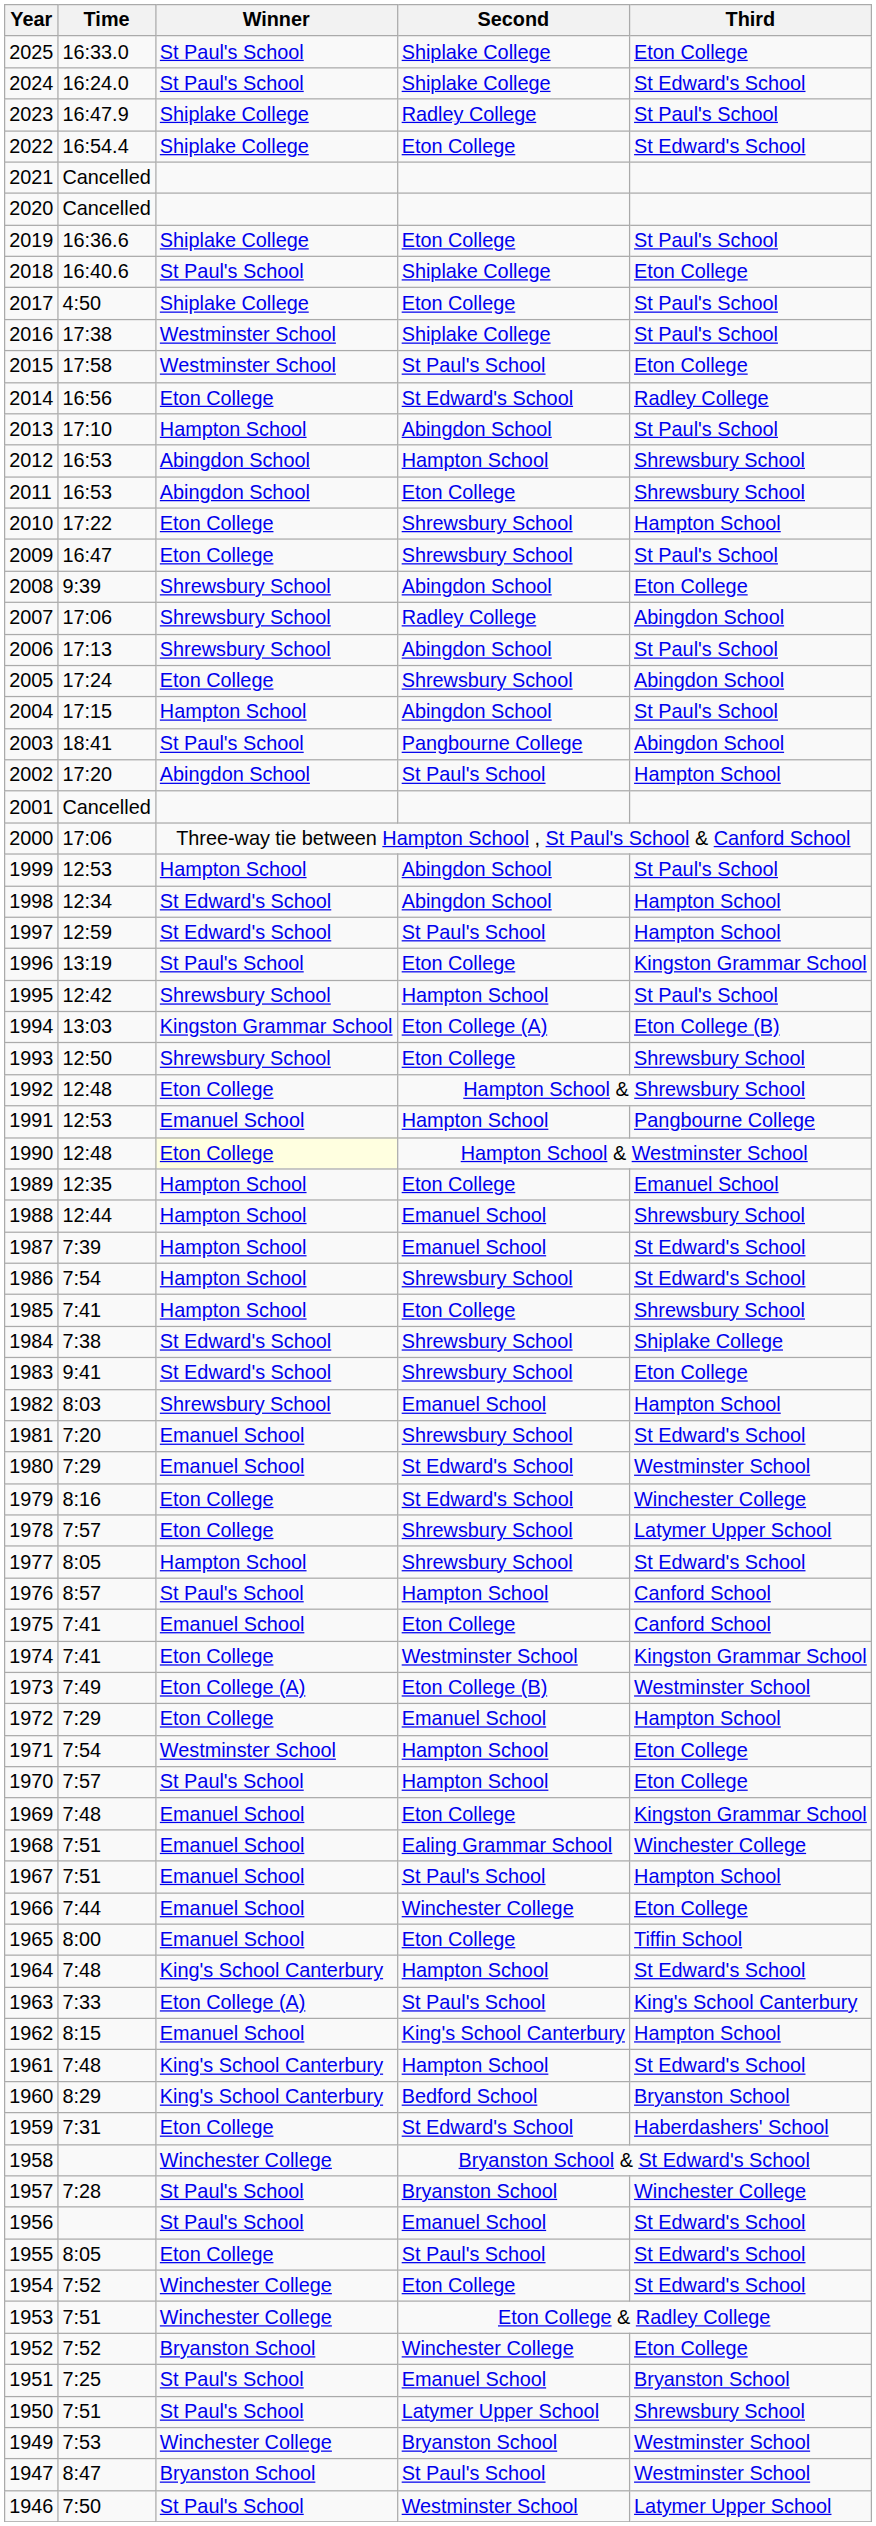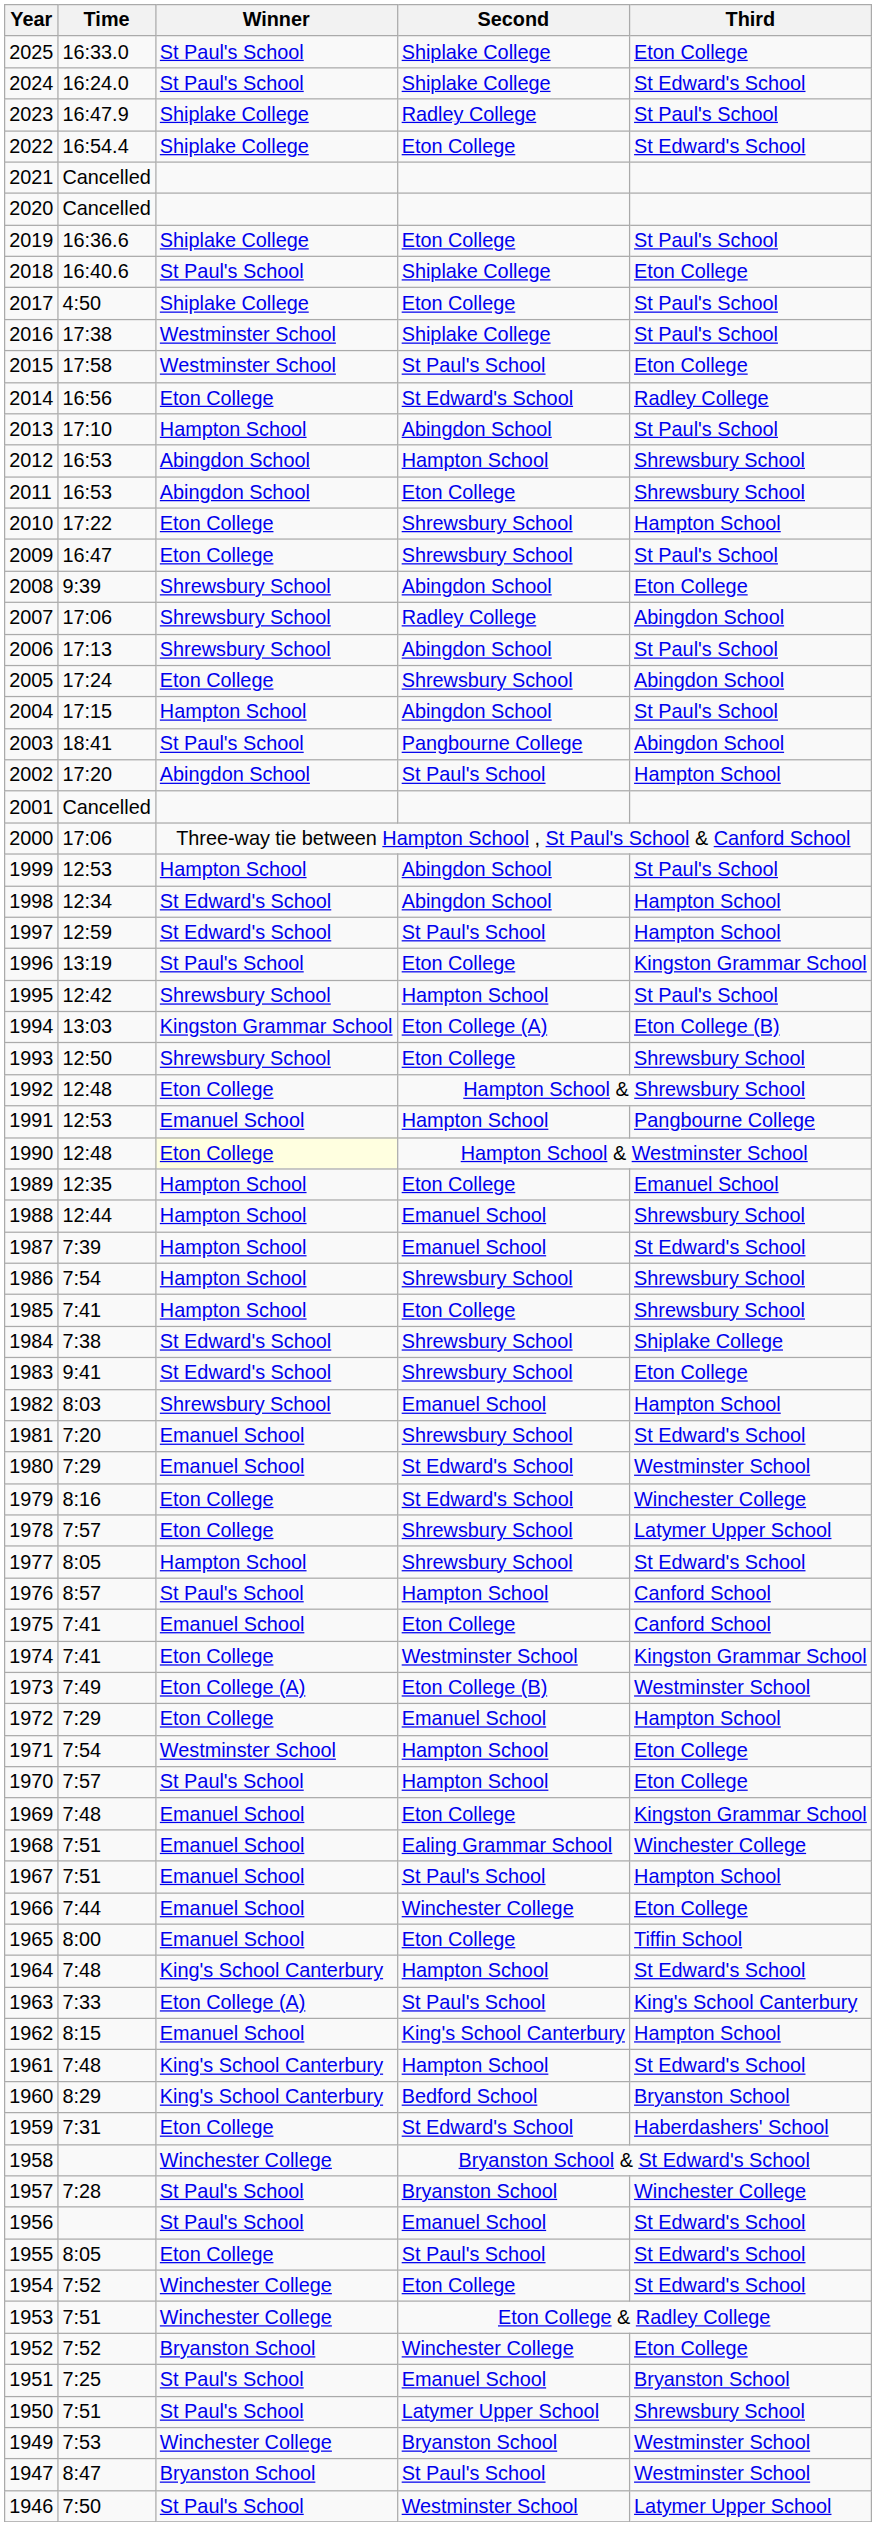(720, 1278) St Edward's School -> (720, 1278) Shrewsbury School
